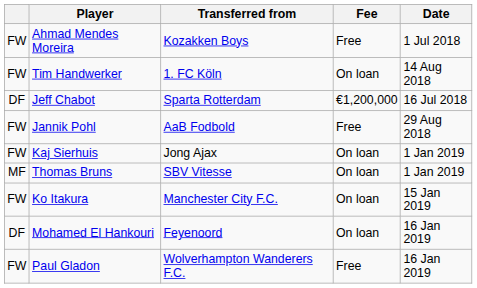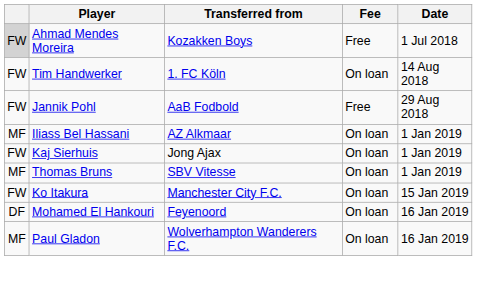(17, 40) no background -> (17, 40) lightgrey background
- row: (63, 100)
+ row: (81, 134)
(17, 266) FW -> (17, 238) MF
(349, 266) Free -> (367, 238) On loan
